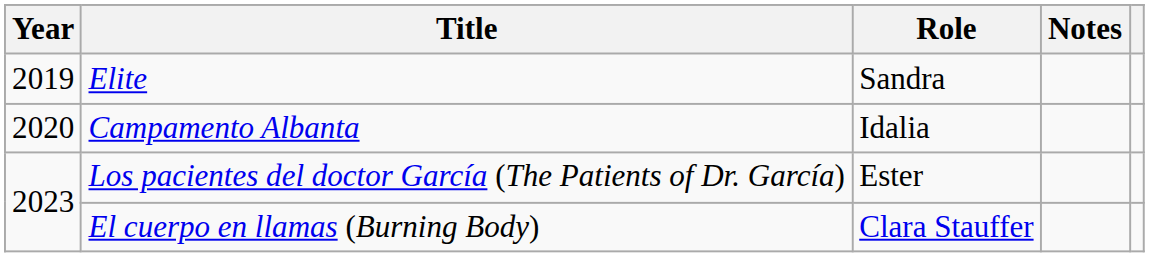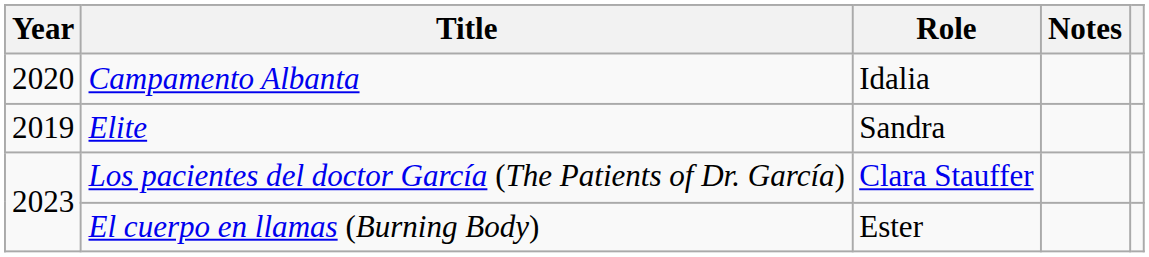rows swapped: (118, 78) <-> (224, 127)
(891, 176) Ester -> (946, 176) Clara Stauffer
(946, 226) Clara Stauffer -> (891, 226) Ester
